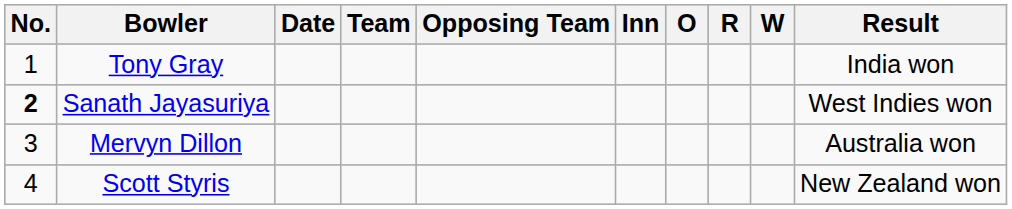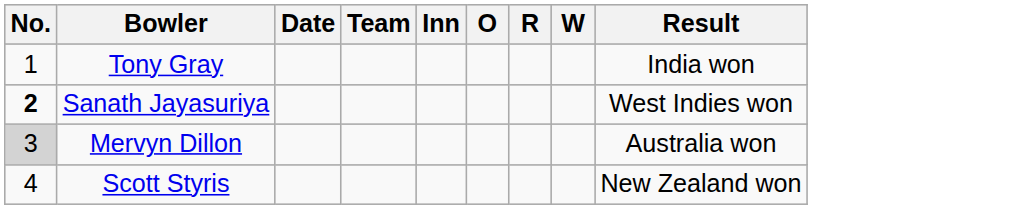- column: (516, 24)
(31, 143) no background -> (31, 143) lightgrey background
